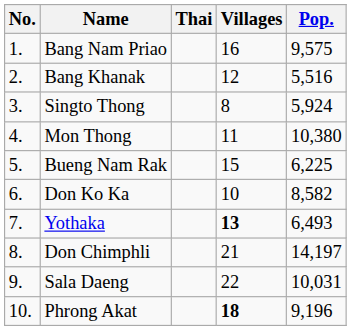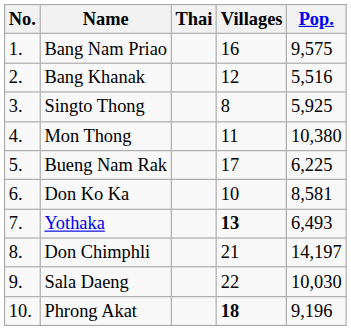(312, 106) 5,924 -> (312, 106) 5,925
(230, 164) 15 -> (230, 164) 17
(312, 194) 8,582 -> (312, 194) 8,581
(316, 281) 10,031 -> (316, 281) 10,030
